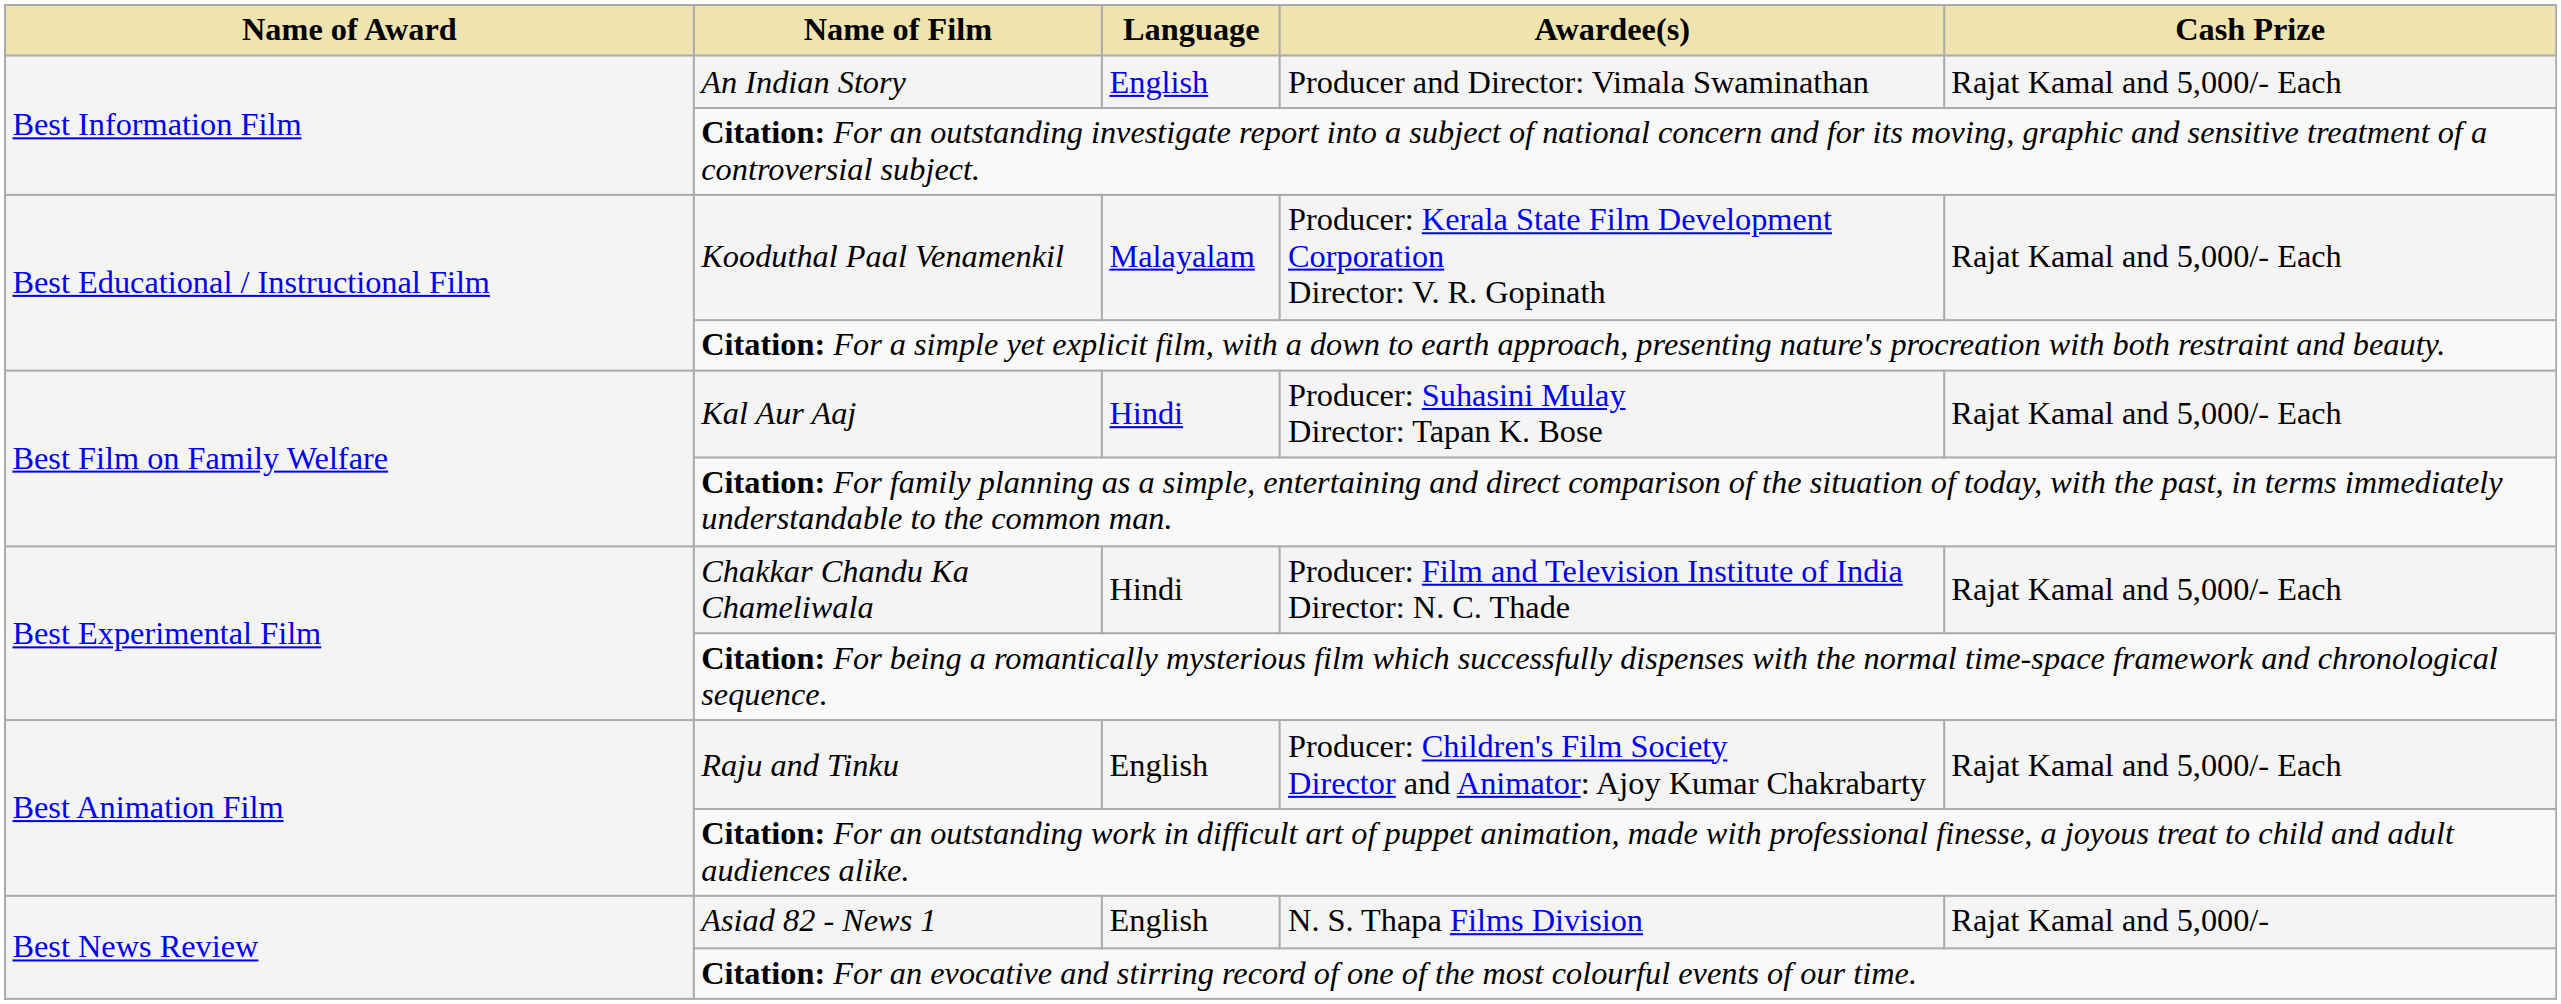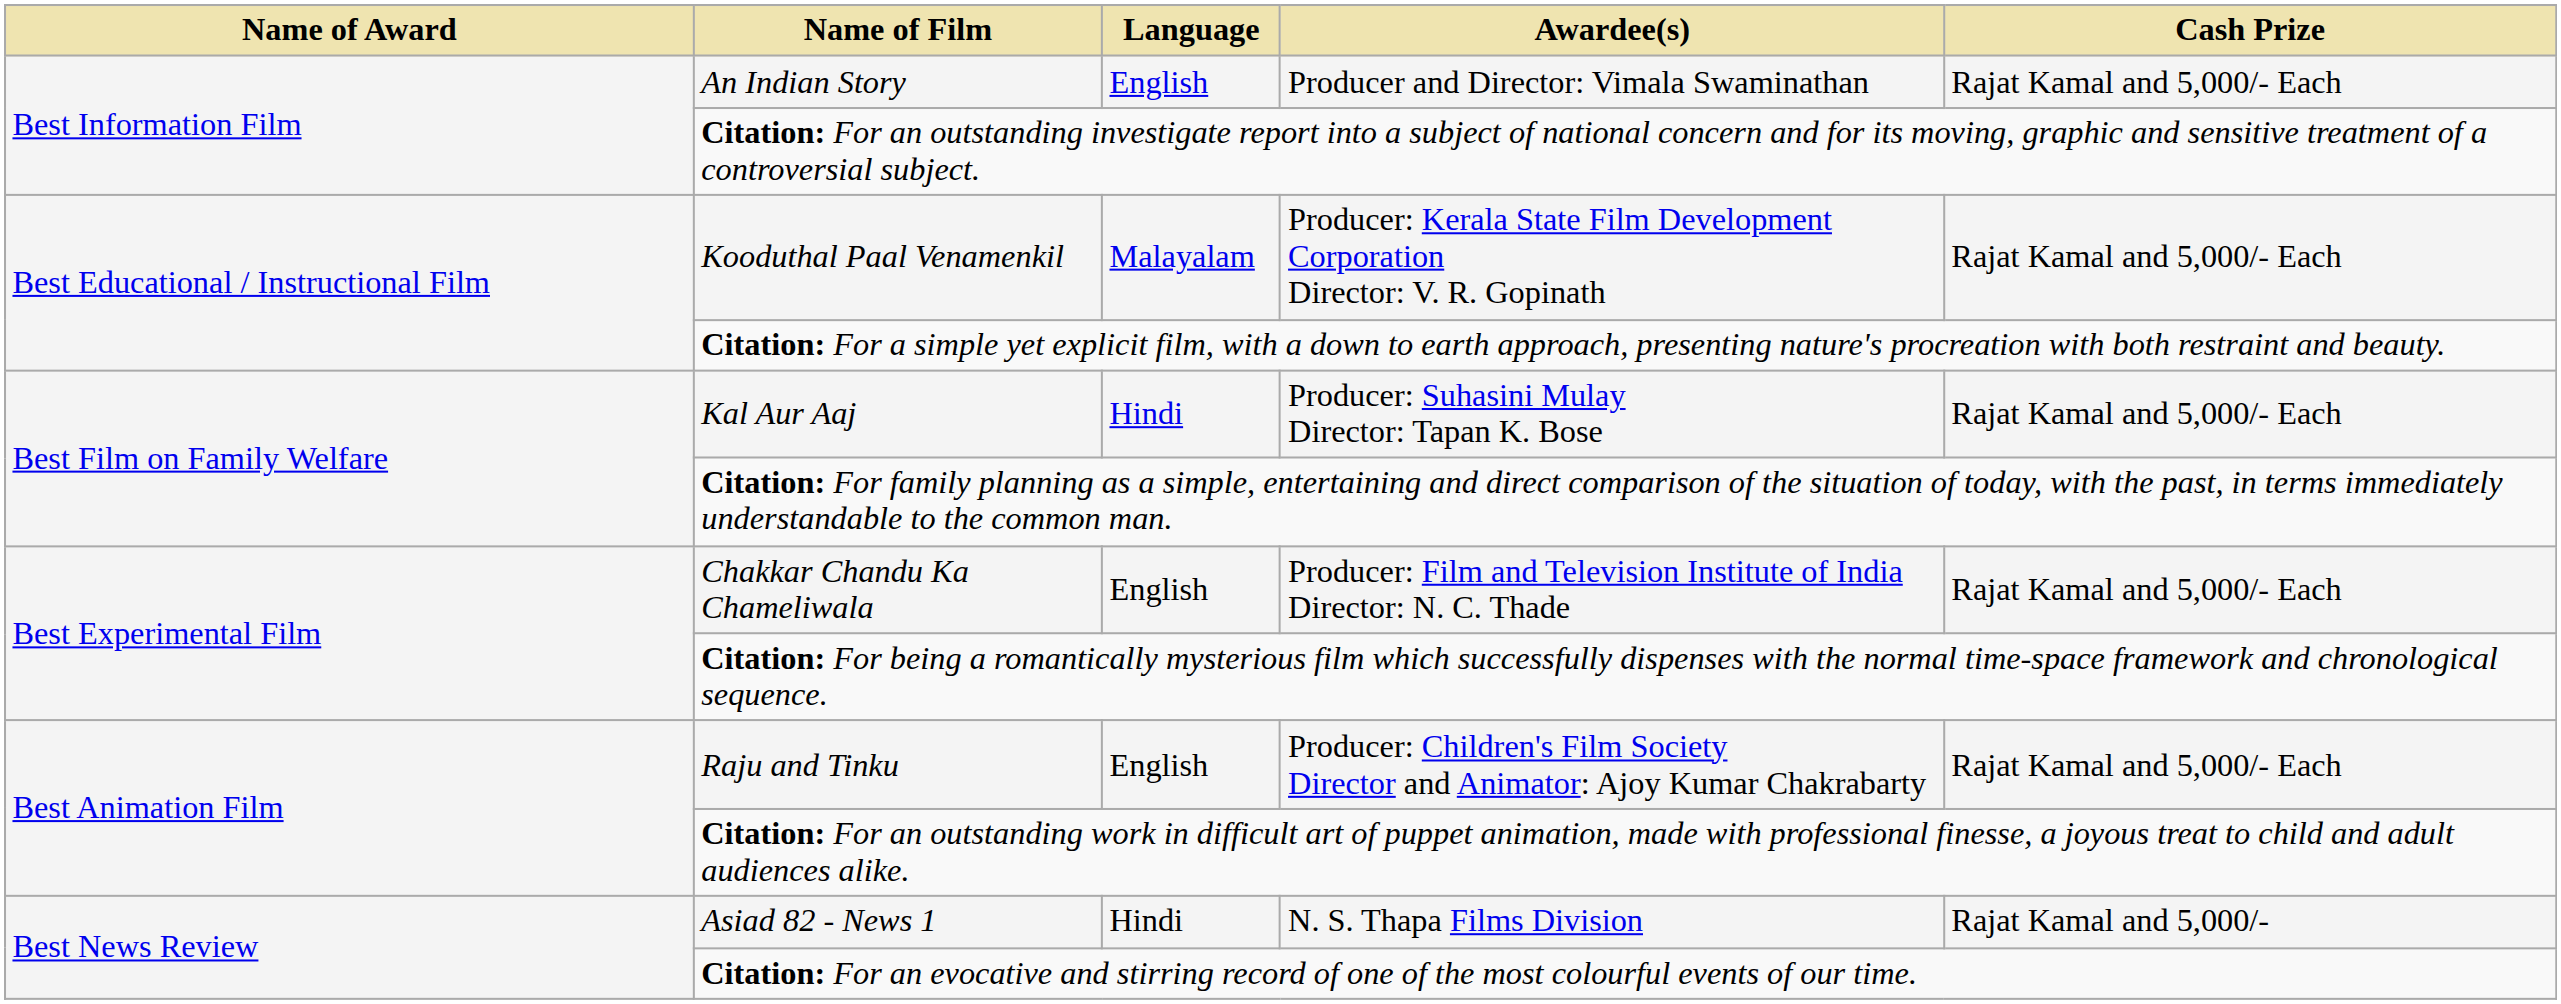(1146, 588) Hindi -> (1159, 588) English
(1159, 921) English -> (1146, 921) Hindi
